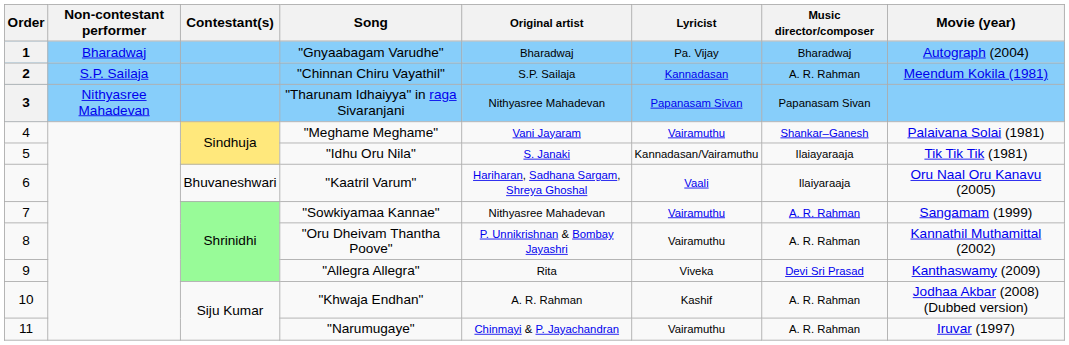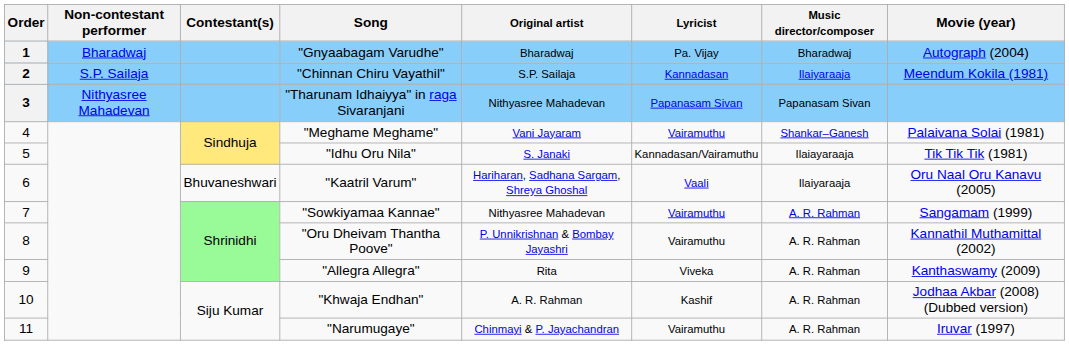(824, 74) A. R. Rahman -> (824, 74) Ilaiyaraaja
(824, 271) Devi Sri Prasad -> (824, 271) A. R. Rahman
